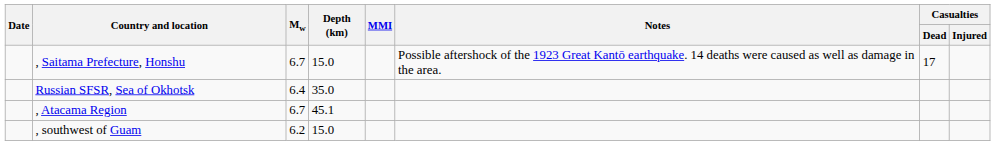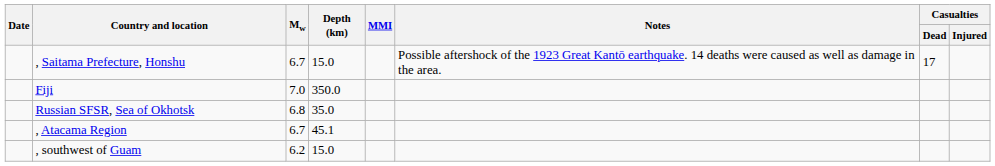+ row: (44, 89)
(297, 89) 6.4 -> (297, 110) 6.8
